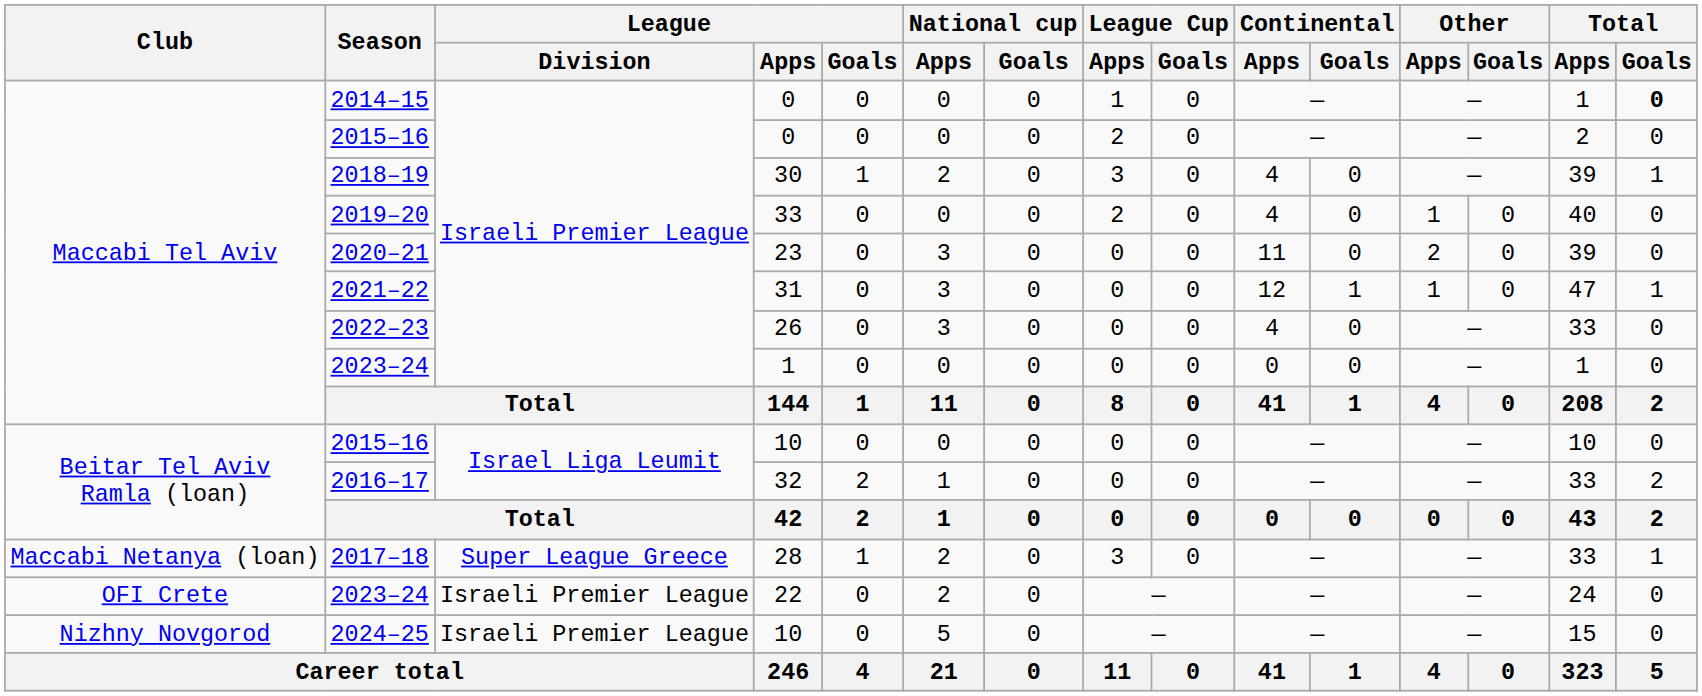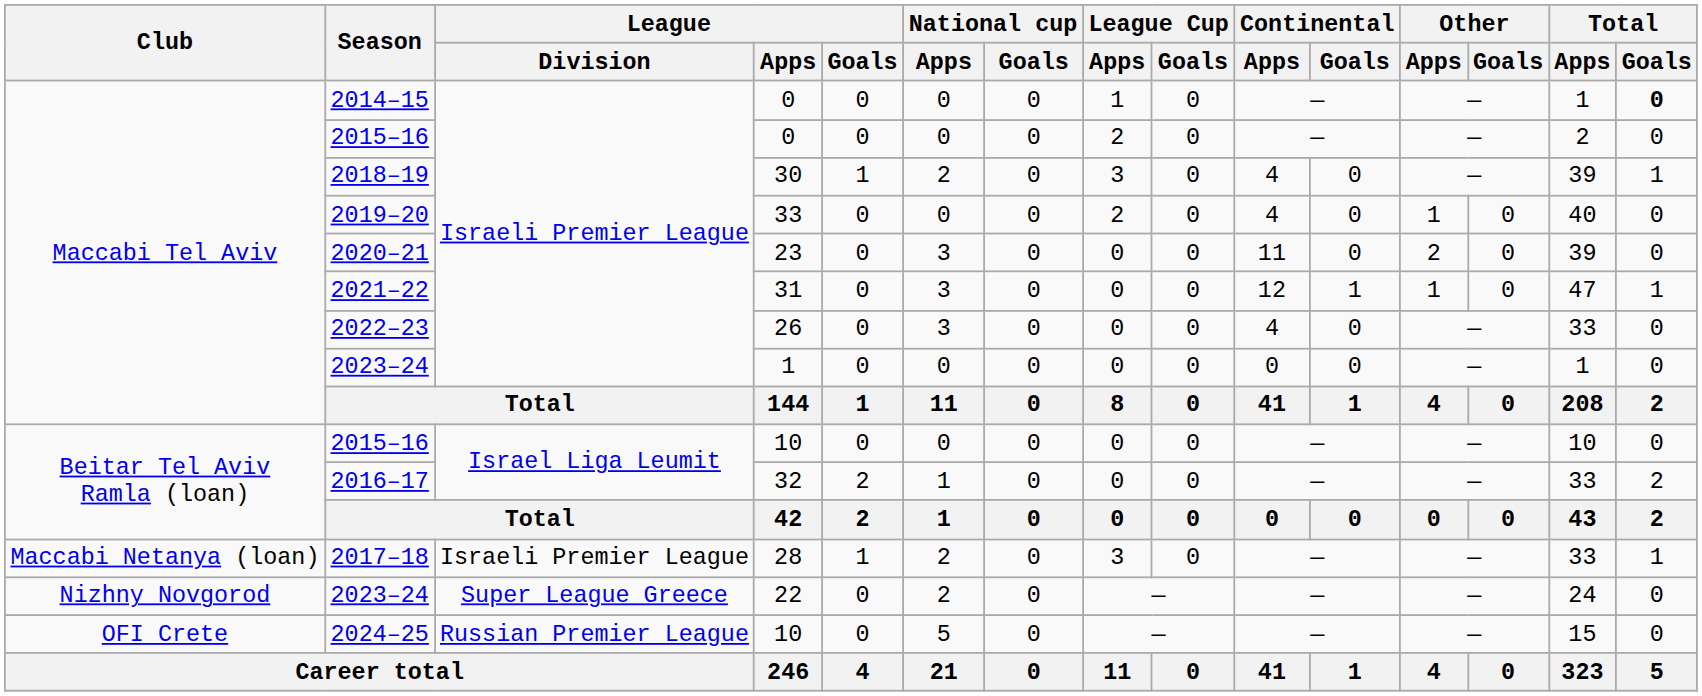(594, 558) Super League Greece -> (594, 558) Israeli Premier League
(165, 596) OFI Crete -> (165, 596) Nizhny Novgorod
(594, 596) Israeli Premier League -> (594, 596) Super League Greece
(165, 634) Nizhny Novgorod -> (165, 634) OFI Crete
(594, 634) Israeli Premier League -> (594, 634) Russian Premier League
